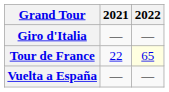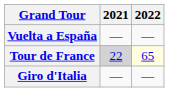rows swapped: (52, 35) <-> (52, 76)
(116, 55) no background -> (116, 55) lightgrey background
